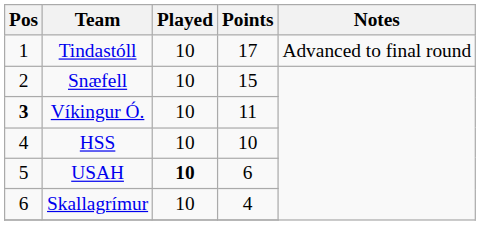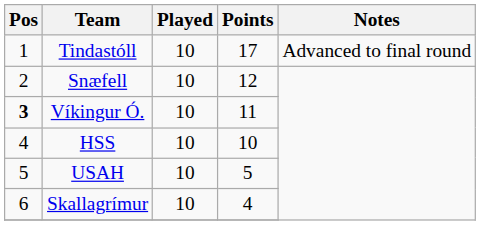(248, 81) 15 -> (248, 81) 12
(185, 173) bold -> (185, 173) normal
(248, 173) 6 -> (248, 173) 5
